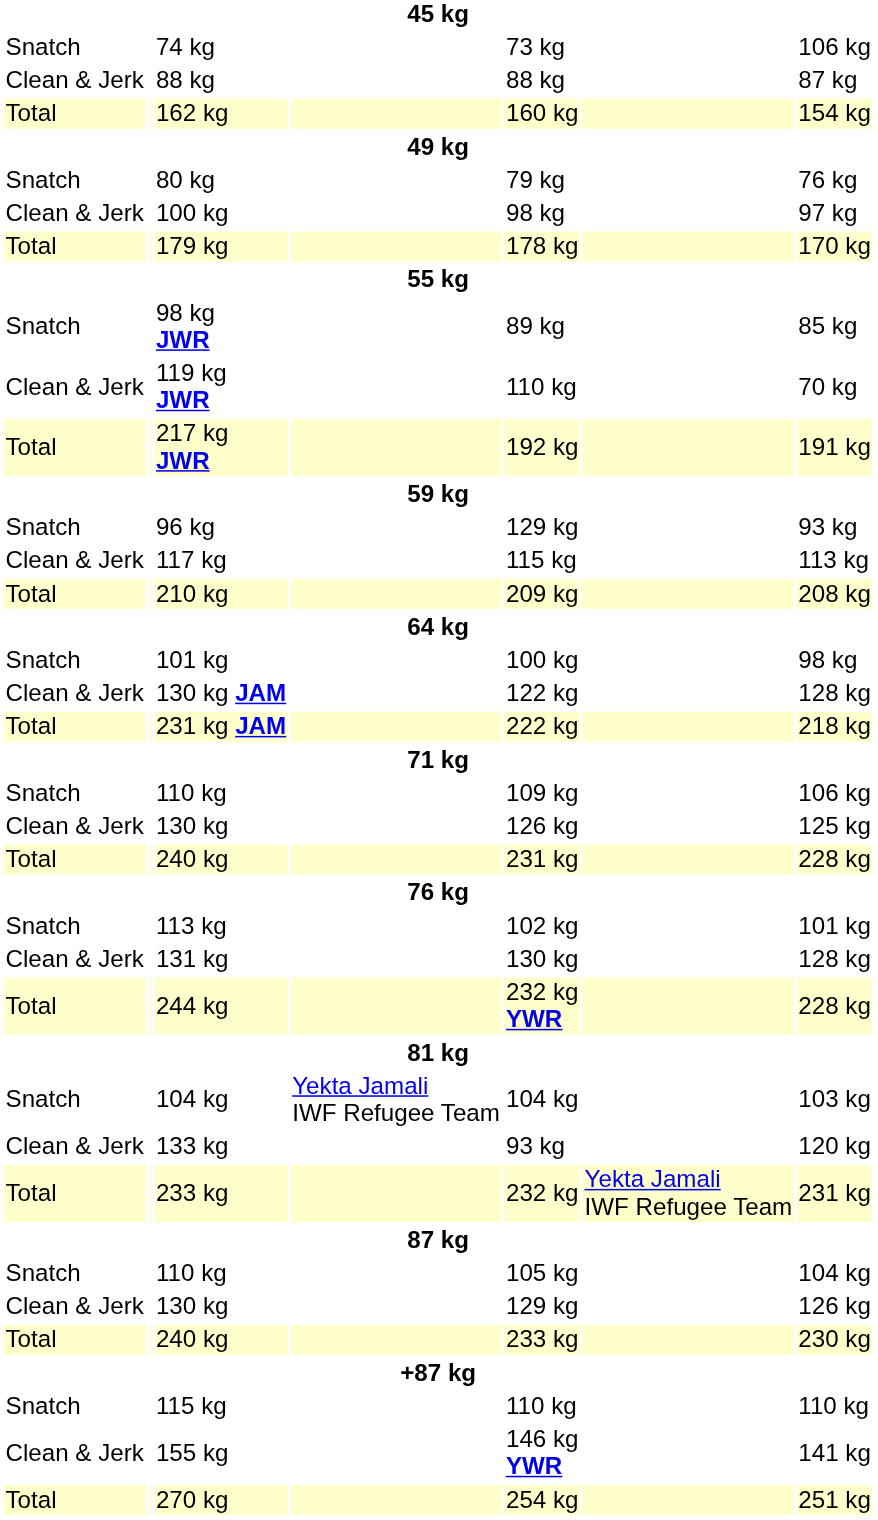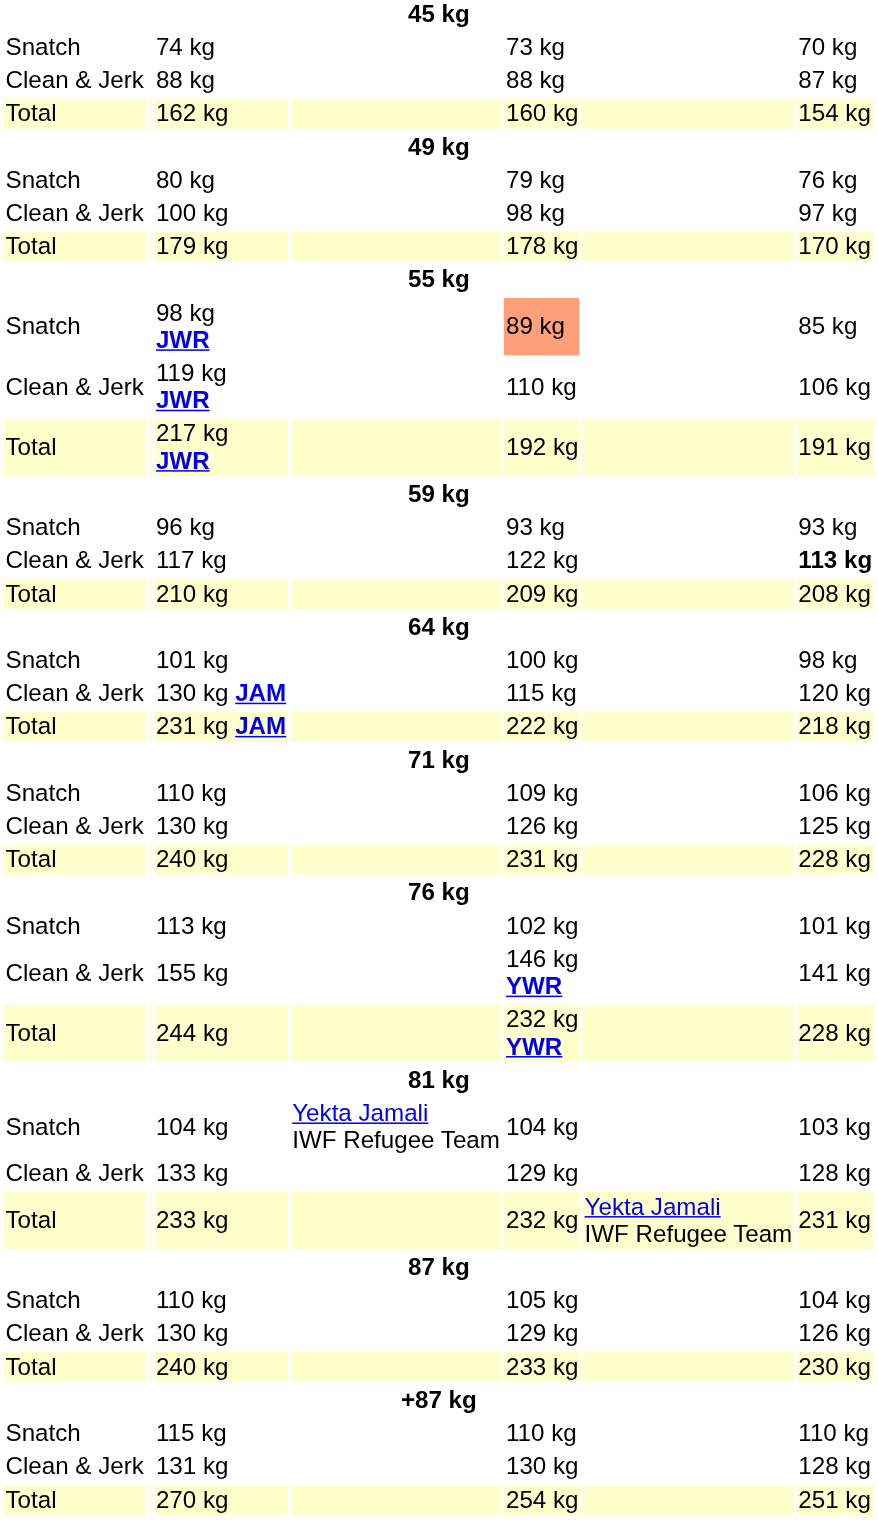(835, 47) 106 kg -> (828, 47) 70 kg
(536, 326) no background -> (536, 326) lightsalmon background
(828, 386) 70 kg -> (835, 386) 106 kg
(542, 527) 129 kg -> (536, 527) 93 kg
(541, 560) 115 kg -> (542, 560) 122 kg
(834, 560) normal -> (835, 560) bold
(542, 693) 122 kg -> (541, 693) 115 kg
(835, 693) 128 kg -> (835, 693) 120 kg
rows swapped: (75, 959) <-> (75, 1452)
(536, 1146) 93 kg -> (542, 1173) 129 kg
(835, 1146) 120 kg -> (835, 1173) 128 kg
